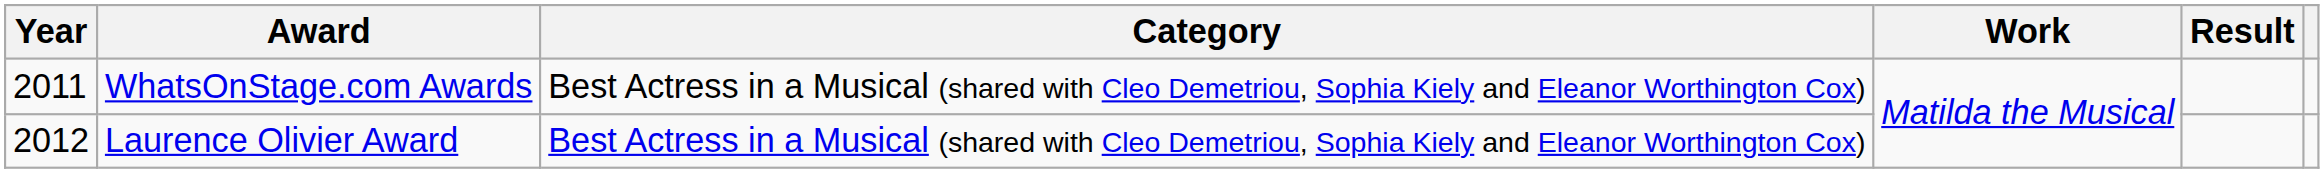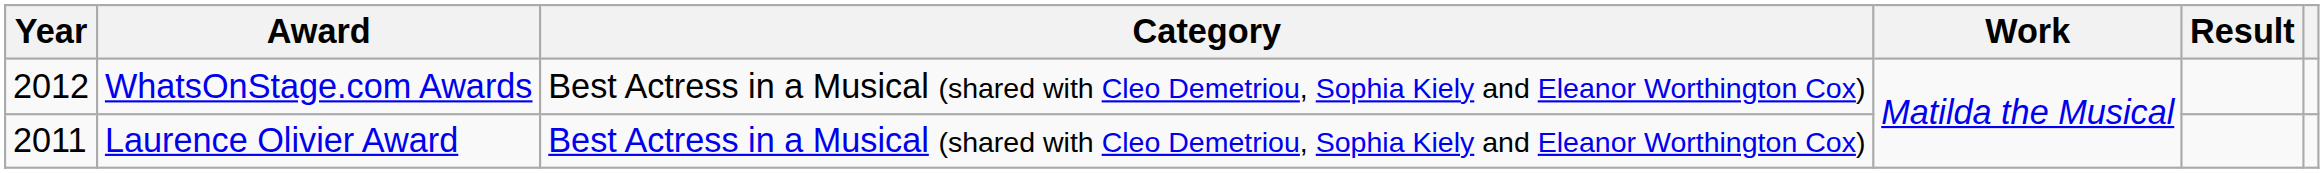(50, 85) 2011 -> (51, 85) 2012
(51, 140) 2012 -> (50, 140) 2011
